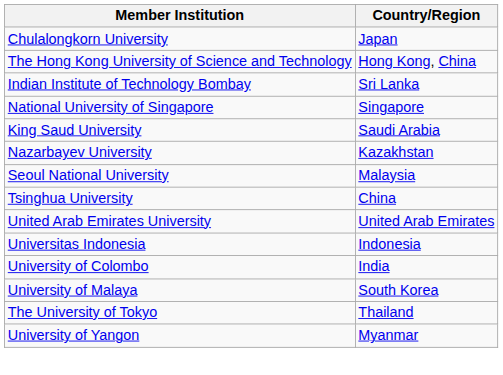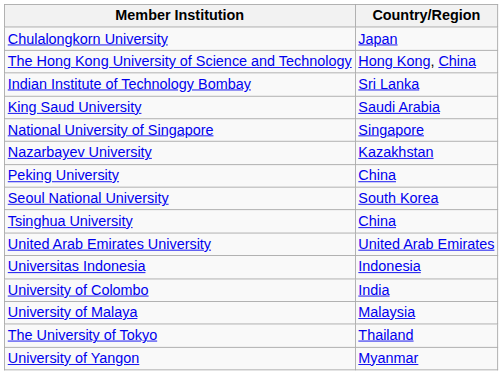rows swapped: (75, 130) <-> (111, 107)
+ row: (63, 175)
(387, 175) Malaysia -> (398, 198) South Korea
(398, 289) South Korea -> (387, 312) Malaysia
